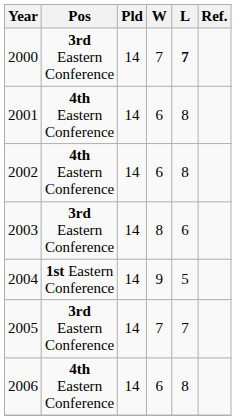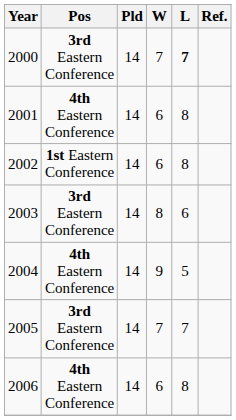(80, 172) 4th Eastern Conference -> (80, 164) 1st Eastern Conference
(80, 279) 1st Eastern Conference -> (80, 271) 4th Eastern Conference
